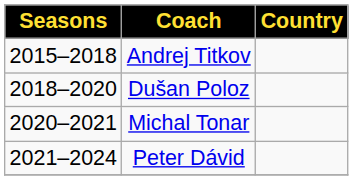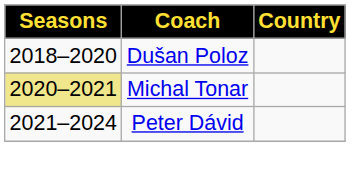- row: (189, 55)
(63, 123) no background -> (63, 89) khaki background
